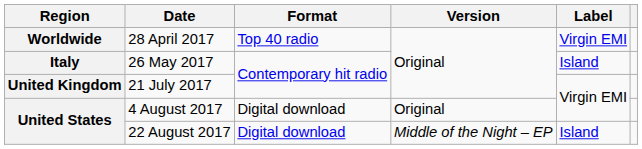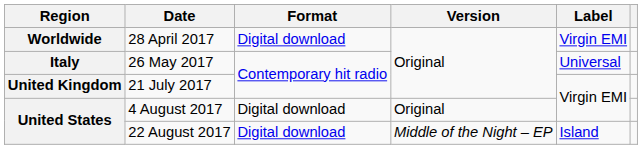(278, 39) Top 40 radio -> (291, 39) Digital download
(579, 62) Island -> (590, 62) Universal
